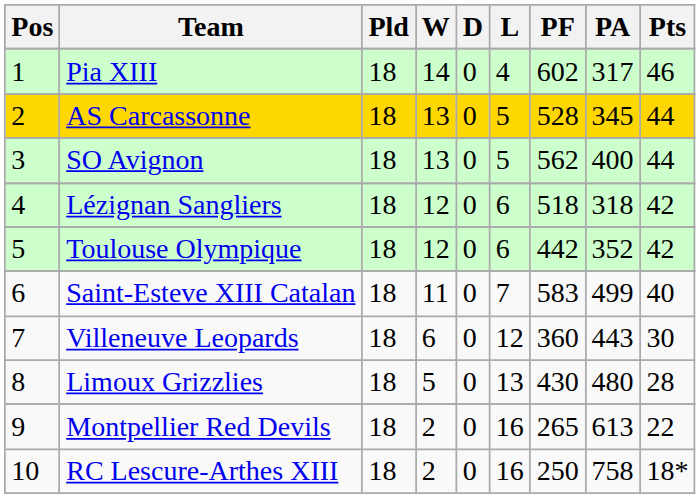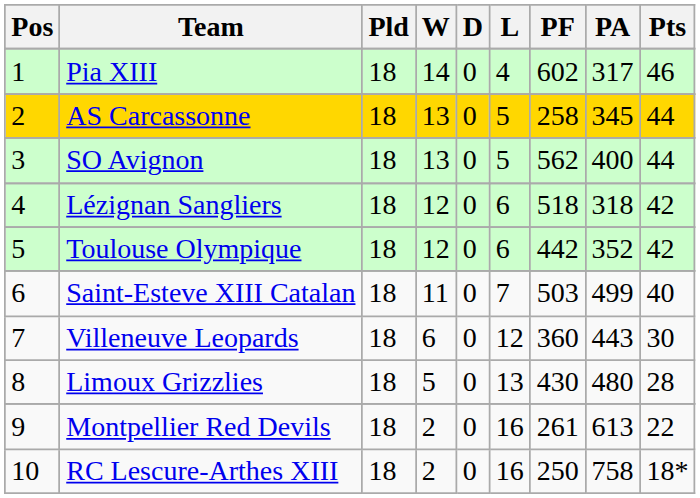(558, 115) 528 -> (558, 115) 258
(558, 293) 583 -> (558, 293) 503
(558, 426) 265 -> (558, 426) 261
